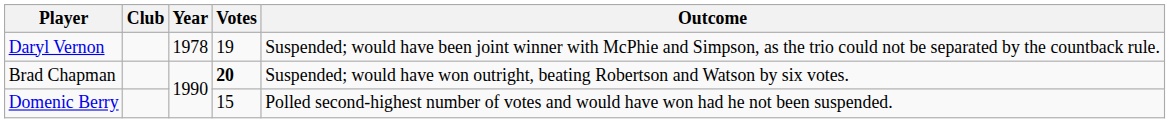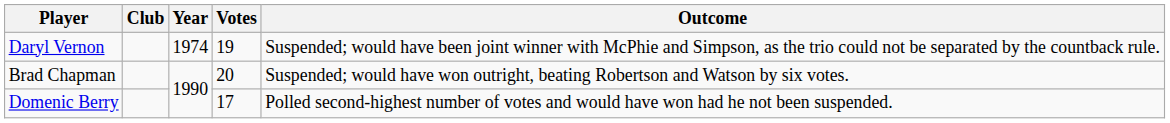(190, 46) 1978 -> (190, 46) 1974
(225, 74) bold -> (225, 74) normal
(225, 103) 15 -> (225, 103) 17
